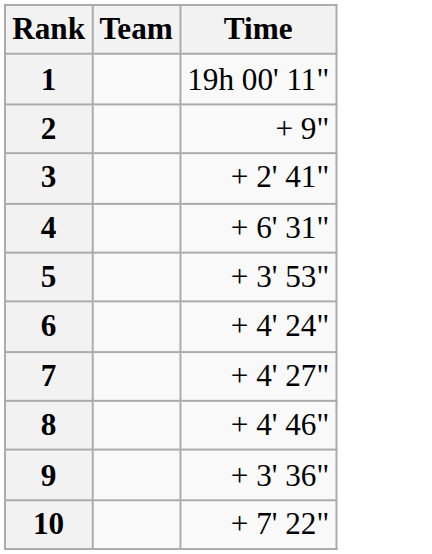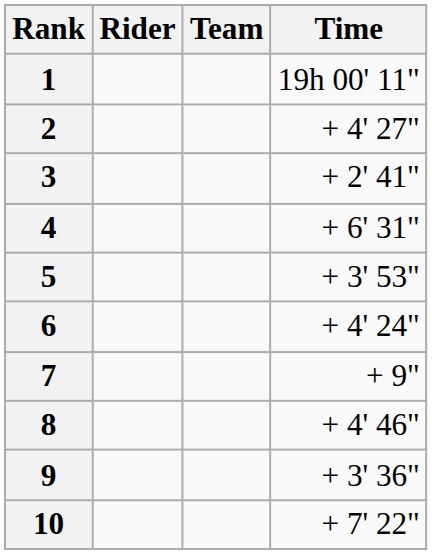+ column: (138, 29)
(302, 128) + 9" -> (371, 128) + 4' 27"
(280, 375) + 4' 27" -> (393, 375) + 9"
